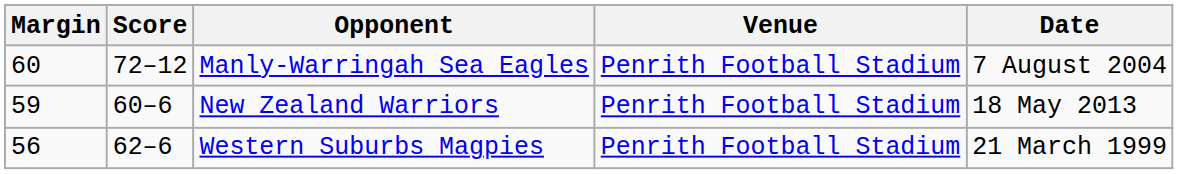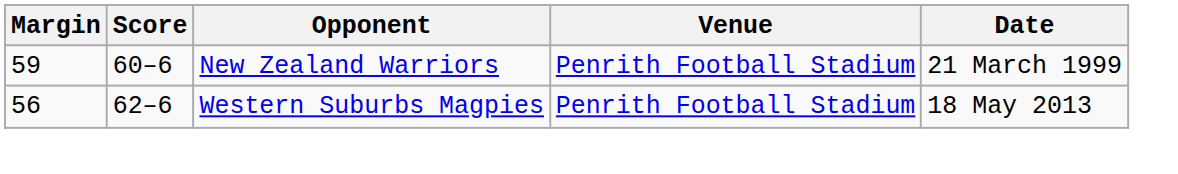- row: (394, 66)
(1055, 107) 18 May 2013 -> (1025, 66) 21 March 1999
(1070, 147) 21 March 1999 -> (1010, 107) 18 May 2013
